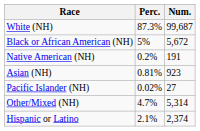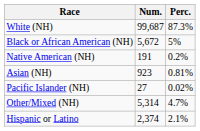columns swapped: (180, 12) <-> (150, 12)
